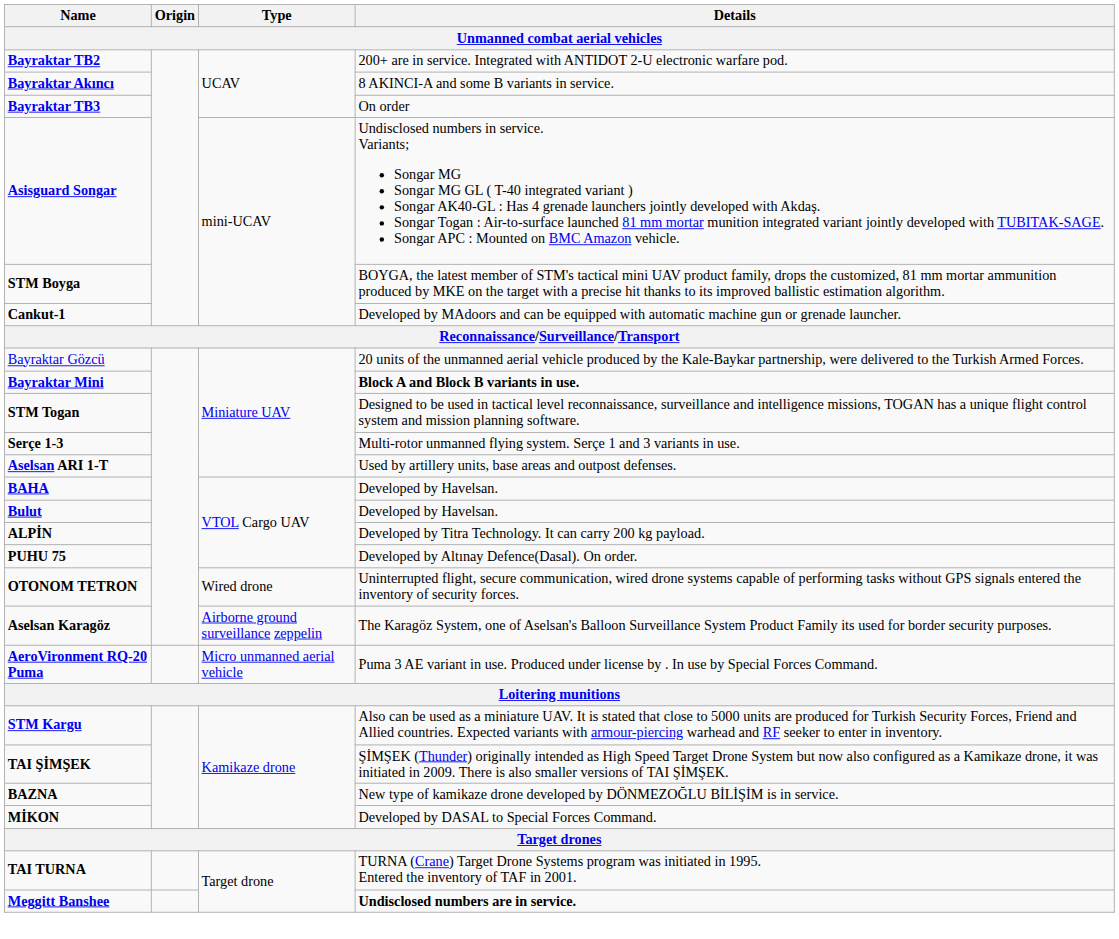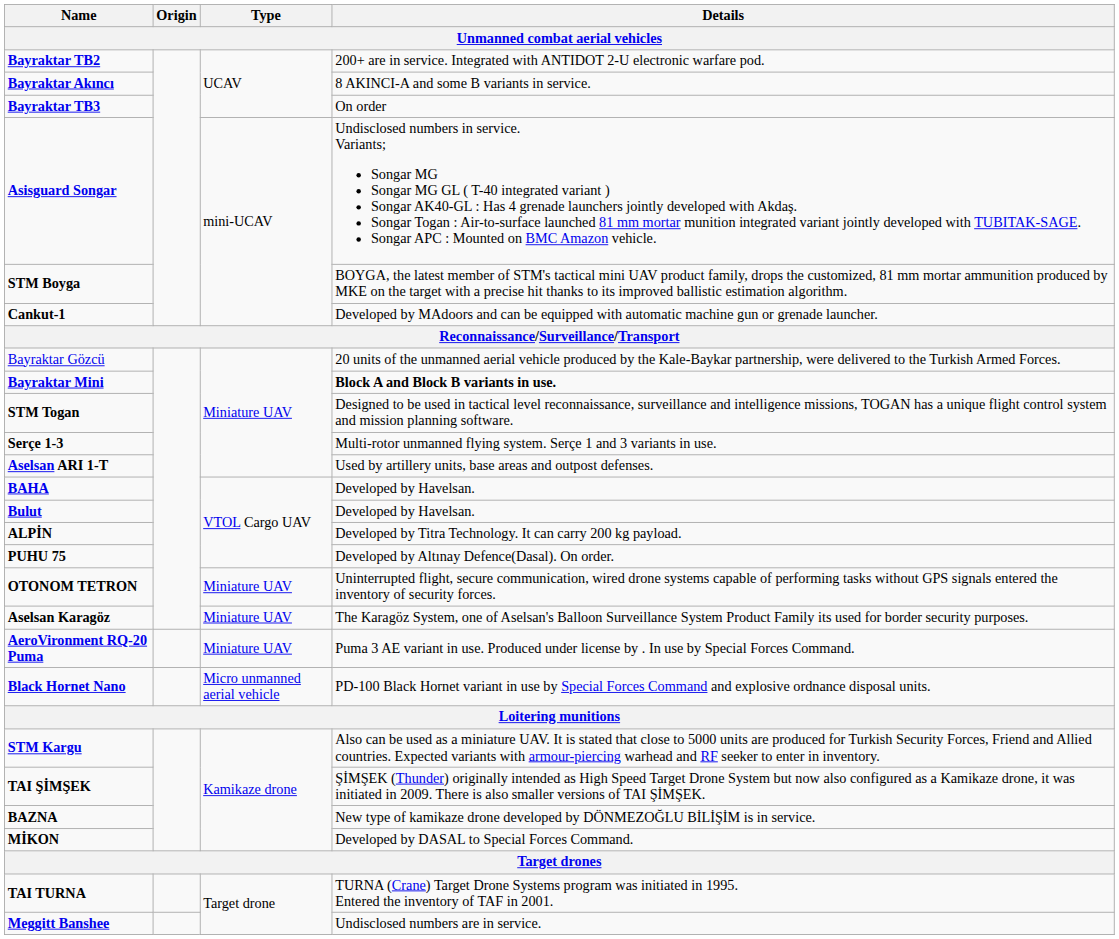(237, 586) Wired drone -> (248, 586) Miniature UAV
(262, 625) Airborne ground surveillance zeppelin -> (248, 617) Miniature UAV
(268, 664) Micro unmanned aerial vehicle -> (248, 648) Miniature UAV
+ row: (67, 686)
(467, 900) bold -> (438, 923) normal
